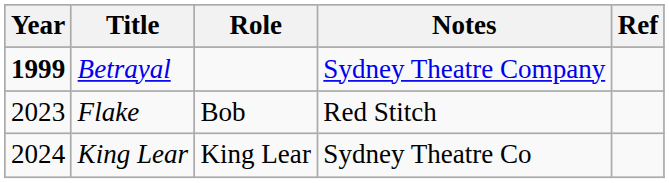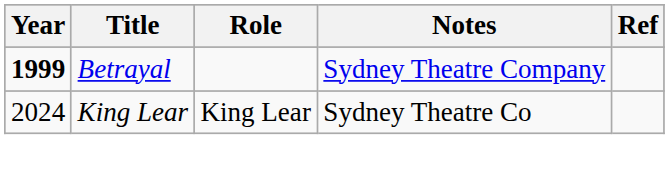- row: (108, 111)
